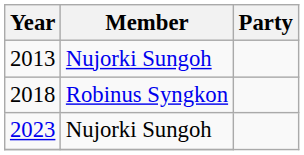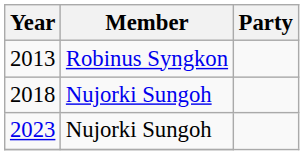(139, 58) Nujorki Sungoh -> (147, 58) Robinus Syngkon
(147, 94) Robinus Syngkon -> (139, 94) Nujorki Sungoh
